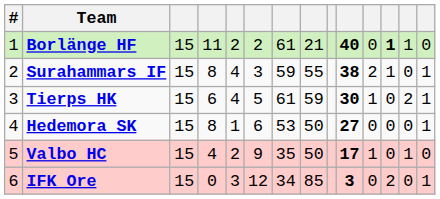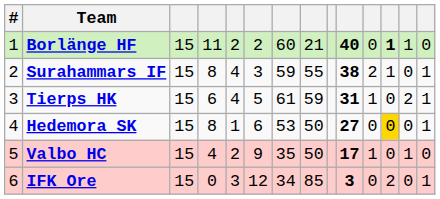(286, 45) 61 -> (286, 45) 60
(350, 100) 30 -> (350, 100) 31
(390, 127) no background -> (390, 127) gold background
